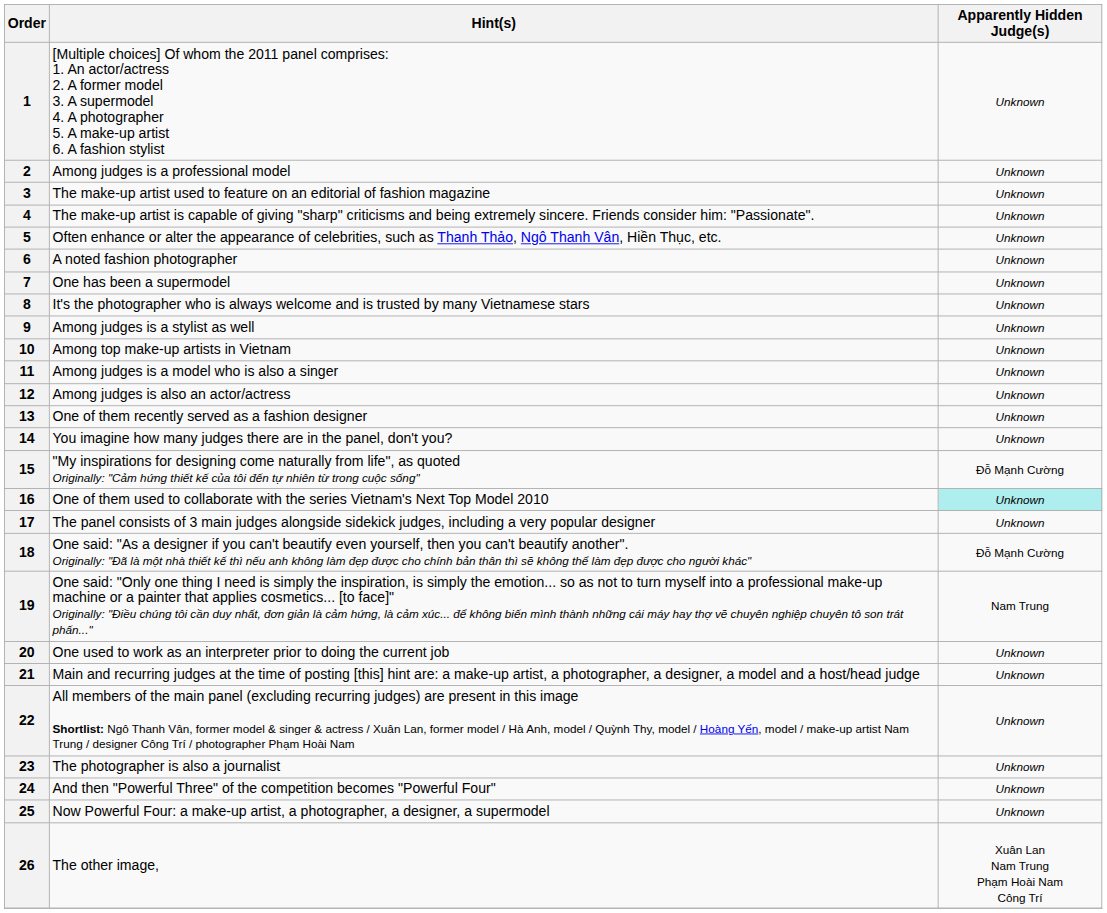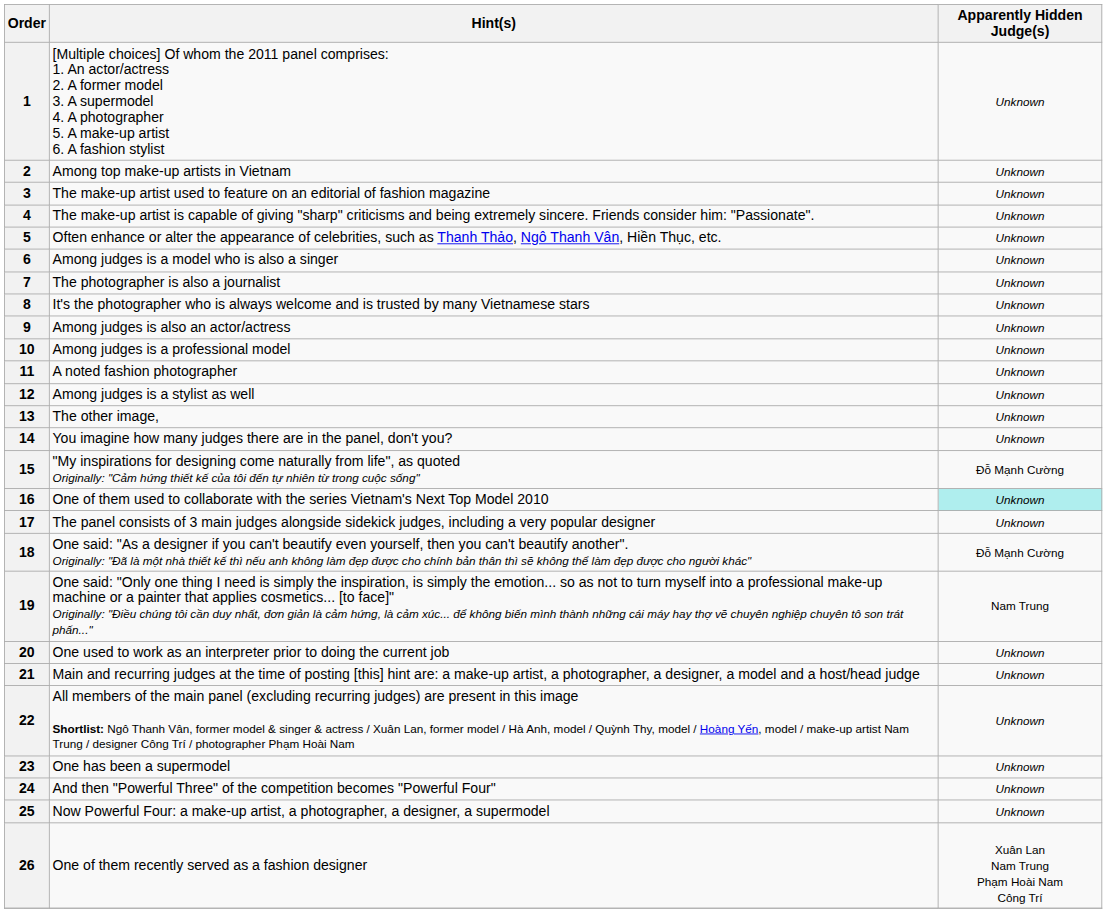(171, 171) Among judges is a professional model -> (172, 171) Among top make-up artists in Vietnam
(145, 260) A noted fashion photographer -> (195, 260) Among judges is a model who is also a singer
(141, 282) One has been a supermodel -> (166, 282) The photographer is also a journalist
(153, 327) Among judges is a stylist as well -> (171, 327) Among judges is also an actor/actress
(172, 349) Among top make-up artists in Vietnam -> (171, 349) Among judges is a professional model
(195, 372) Among judges is a model who is also a singer -> (145, 372) A noted fashion photographer
(171, 394) Among judges is also an actor/actress -> (153, 394) Among judges is a stylist as well
(210, 416) One of them recently served as a fashion designer -> (106, 416) The other image,
(166, 766) The photographer is also a journalist -> (141, 766) One has been a supermodel
(106, 865) The other image, -> (210, 865) One of them recently served as a fashion designer
